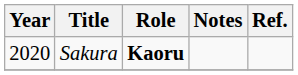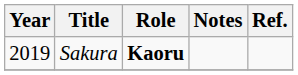(30, 53) 2020 -> (30, 53) 2019
